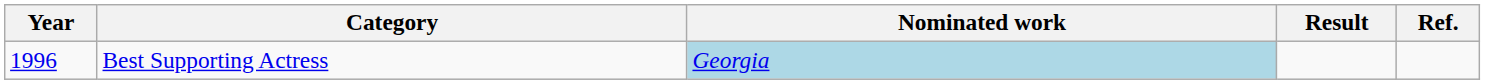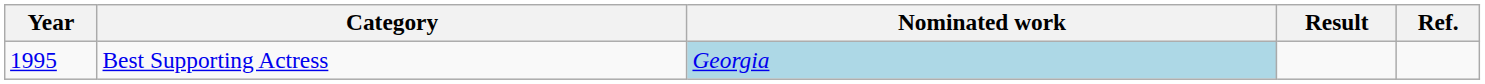(33, 60) 1996 -> (33, 60) 1995
